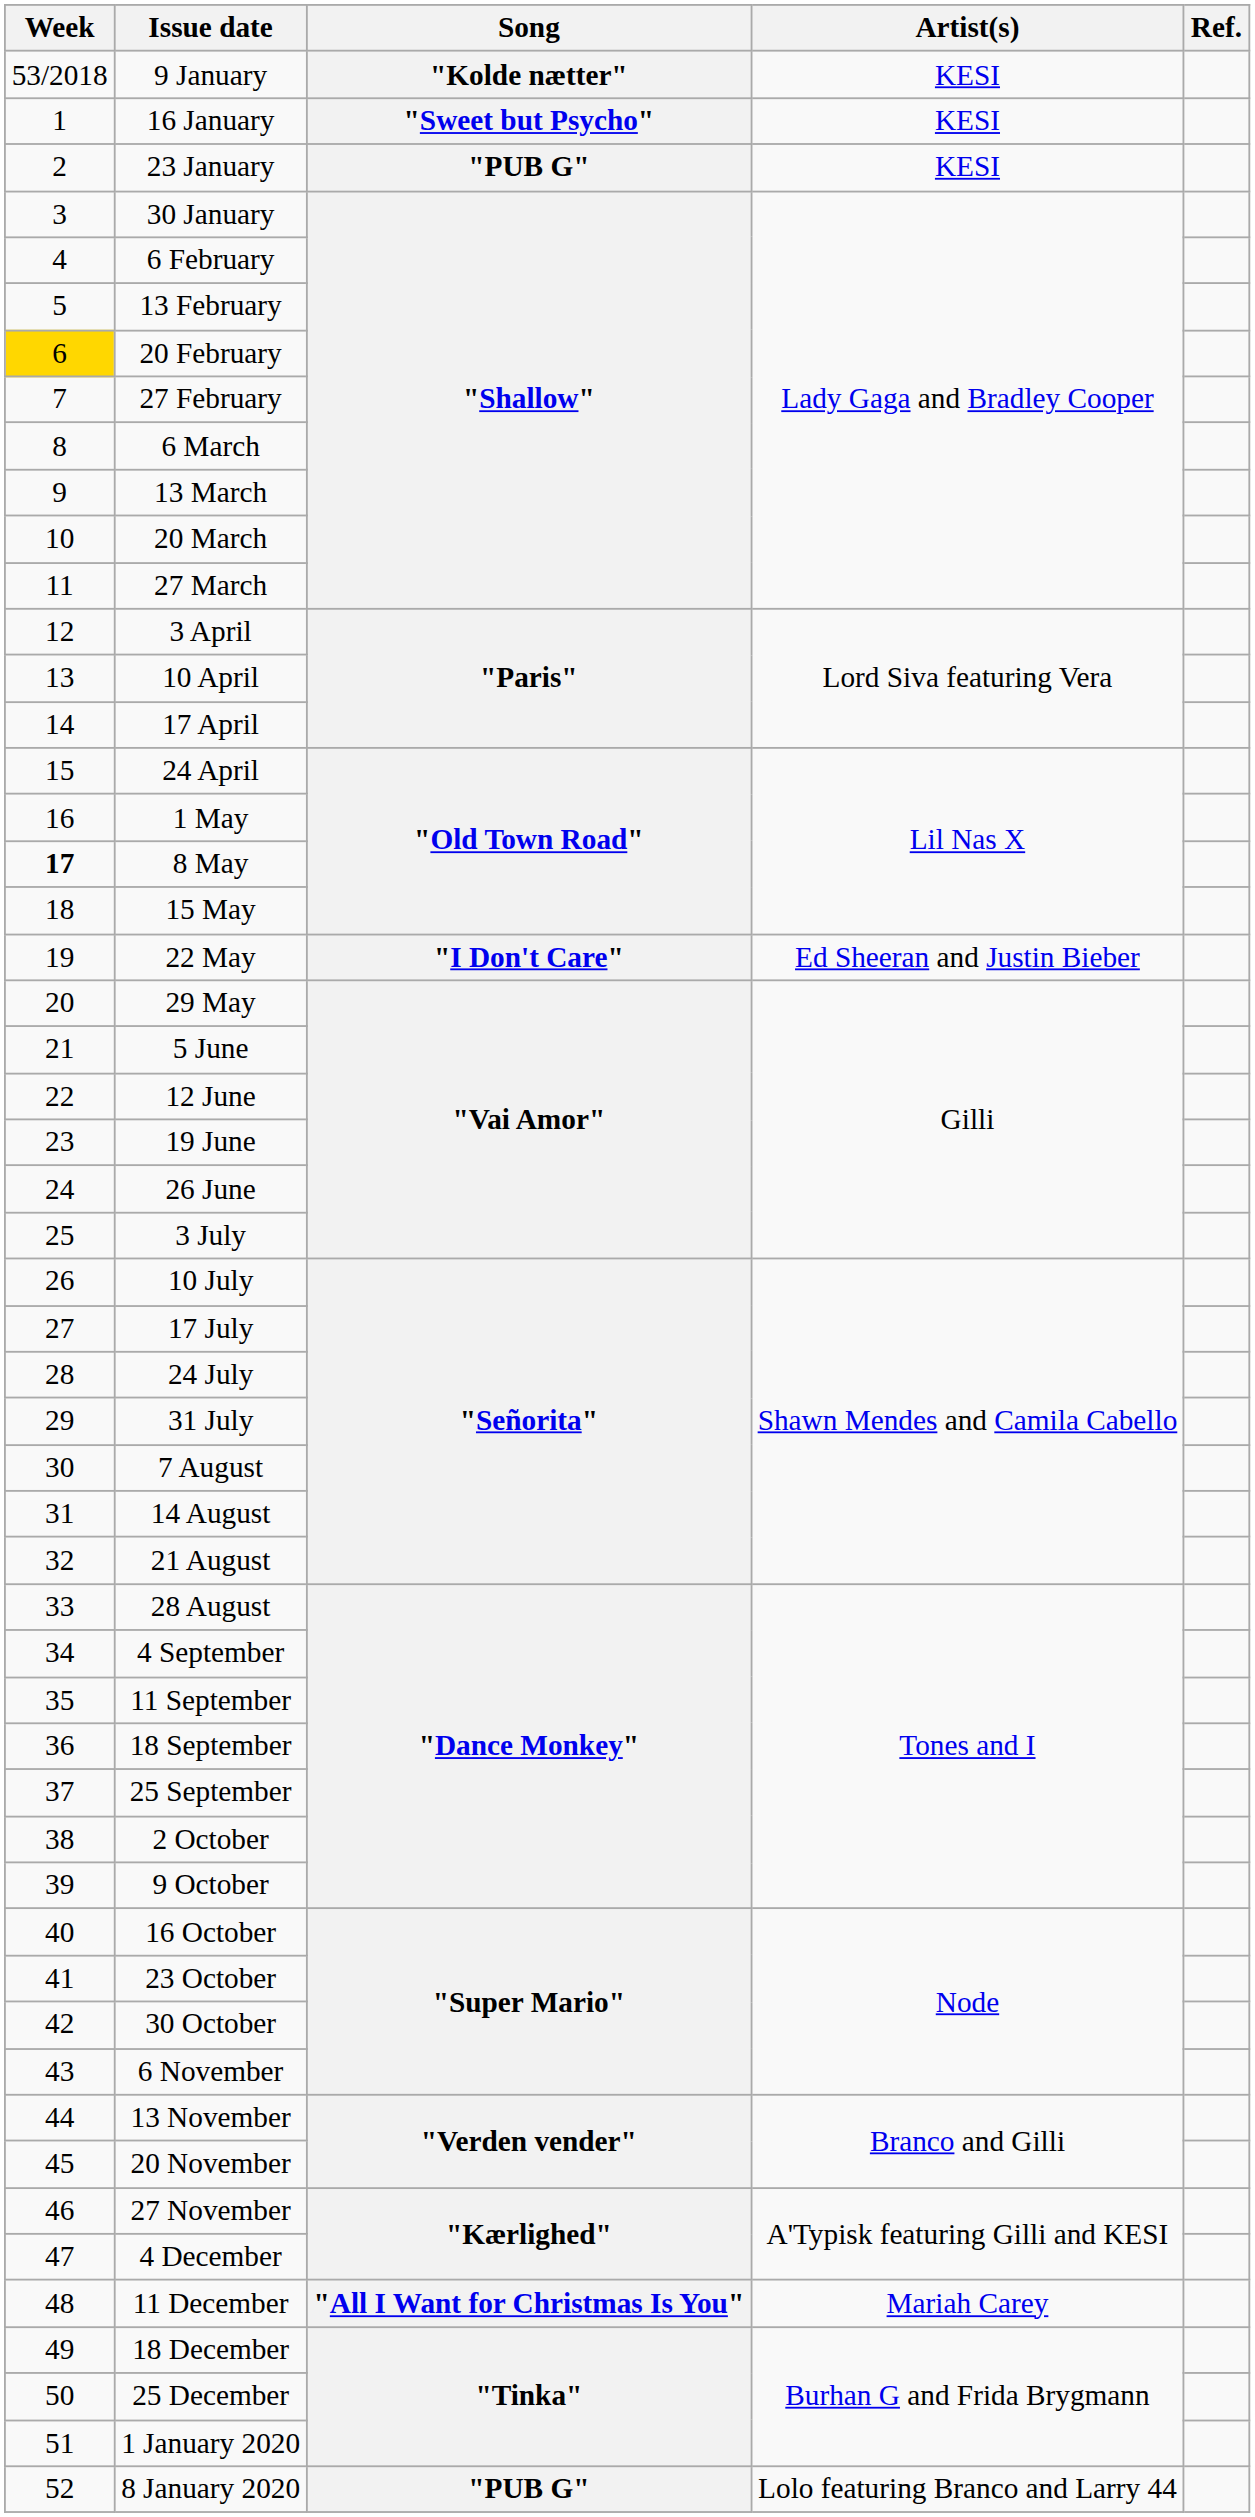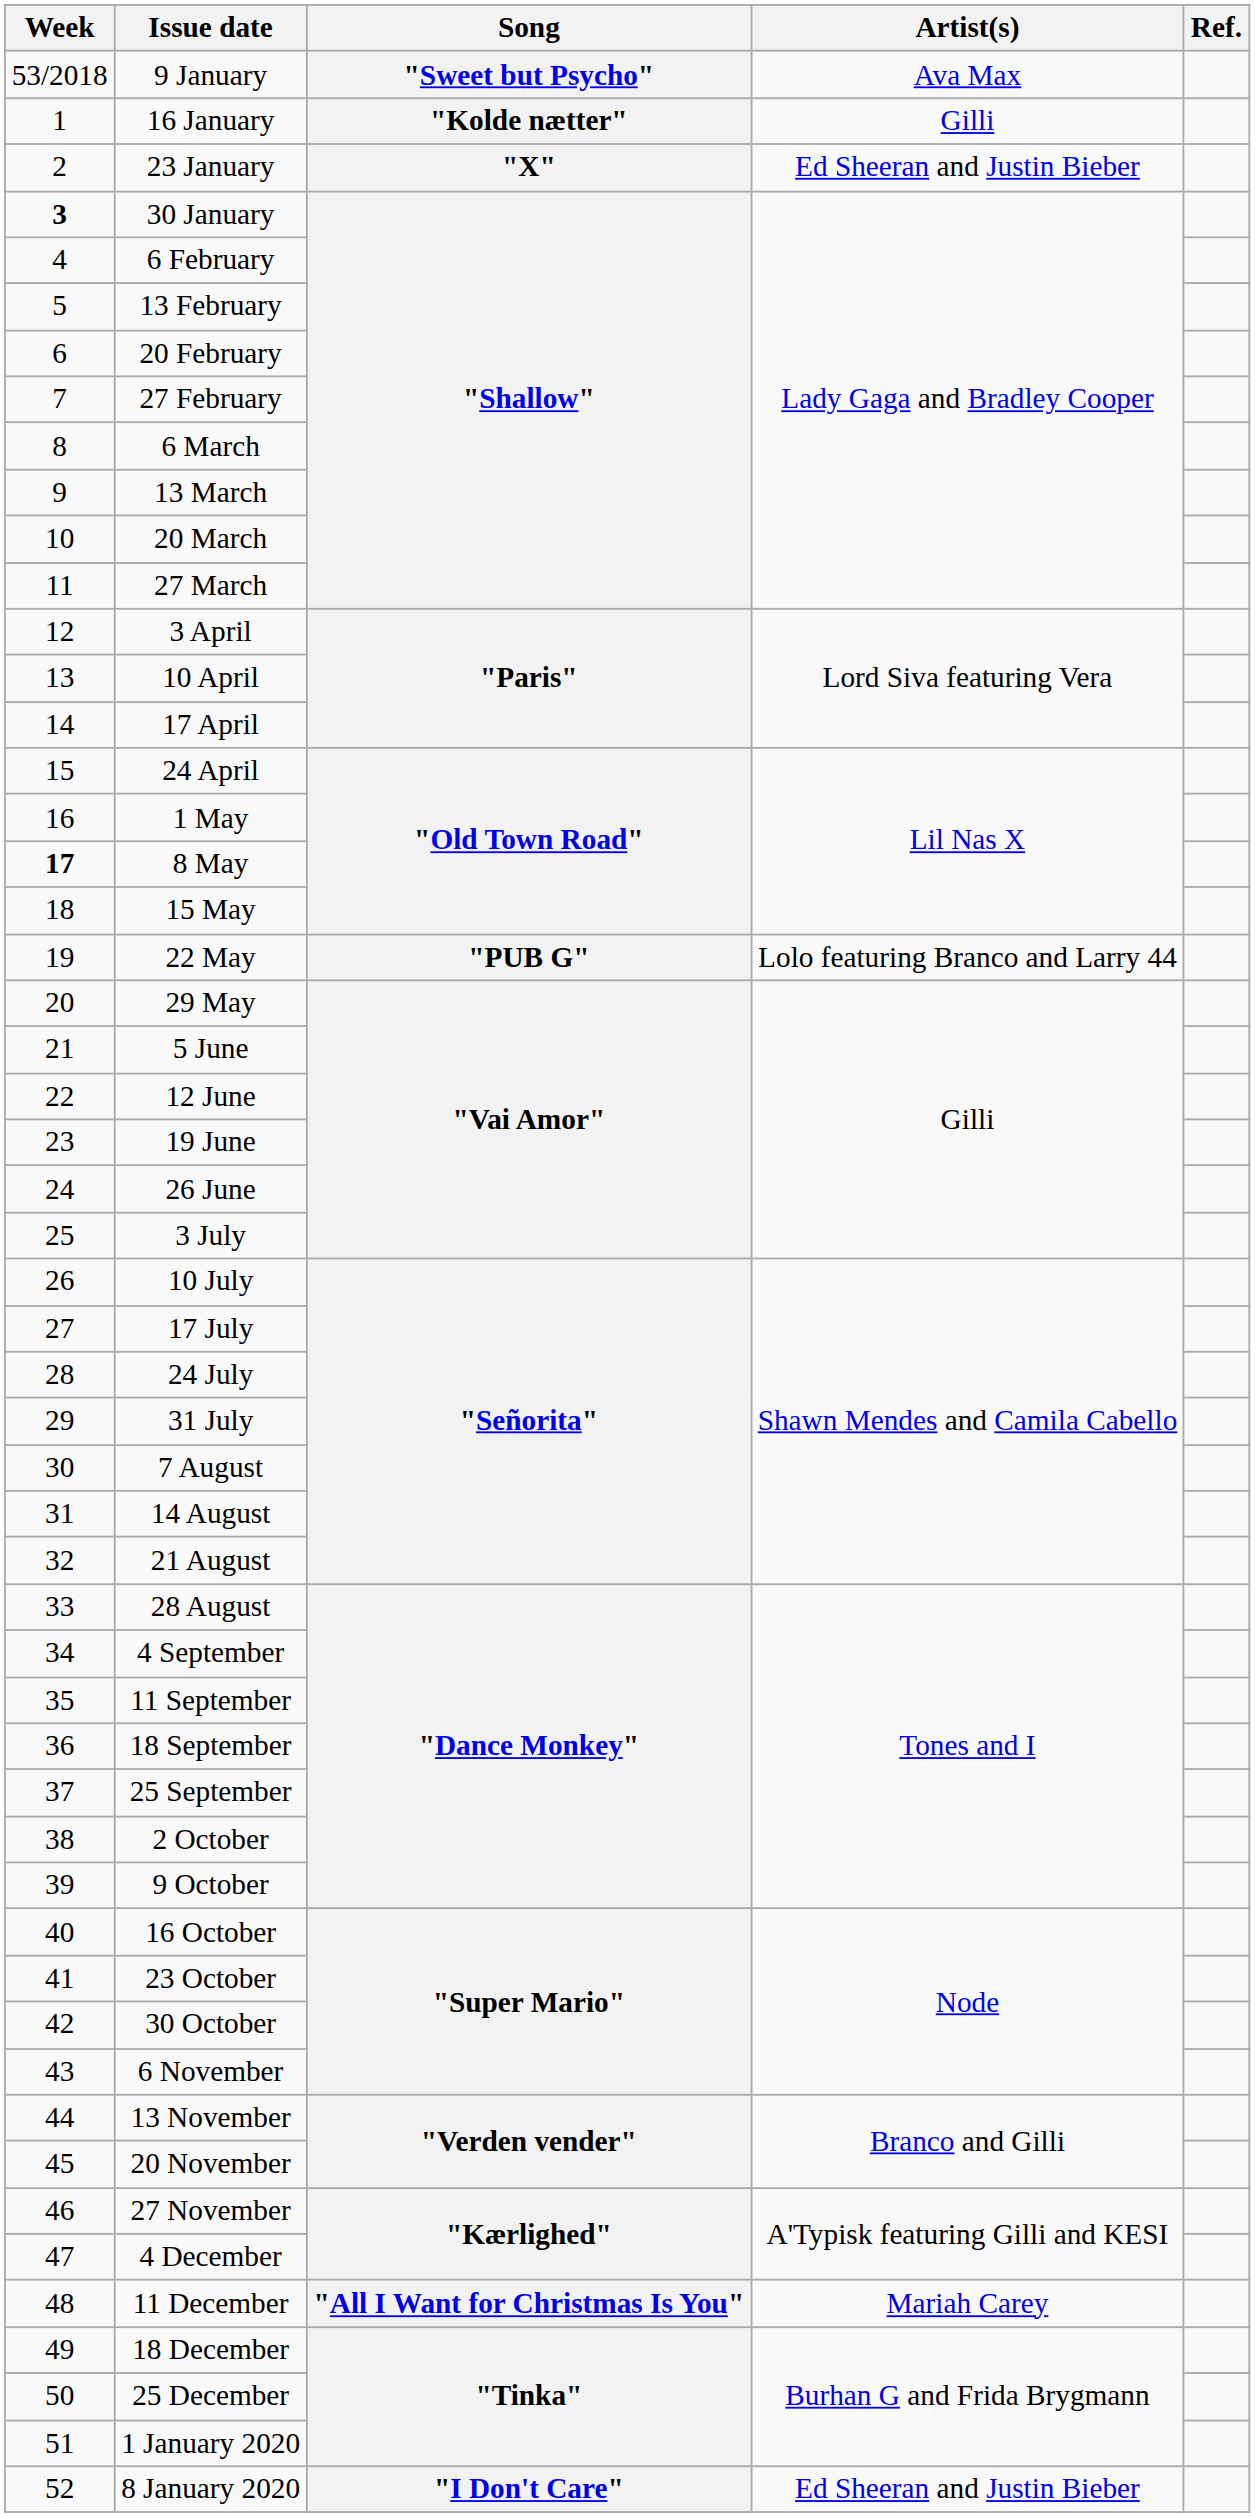(529, 74) "Kolde nætter" -> (529, 74) "Sweet but Psycho"
(967, 74) KESI -> (967, 74) Ava Max
(529, 120) "Sweet but Psycho" -> (529, 120) "Kolde nætter"
(967, 120) KESI -> (967, 120) Gilli
(529, 167) "PUB G" -> (529, 167) "X"
(967, 167) KESI -> (967, 167) Ed Sheeran and Justin Bieber
(60, 213) normal -> (60, 213) bold
(60, 352) gold background -> (60, 352) no background
(529, 956) "I Don't Care" -> (529, 956) "PUB G"
(967, 956) Ed Sheeran and Justin Bieber -> (967, 956) Lolo featuring Branco and Larry 44
(529, 2488) "PUB G" -> (529, 2488) "I Don't Care"
(967, 2488) Lolo featuring Branco and Larry 44 -> (967, 2488) Ed Sheeran and Justin Bieber
